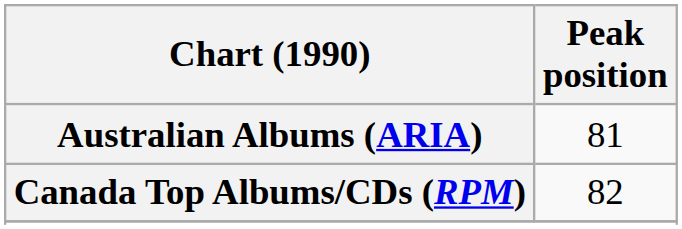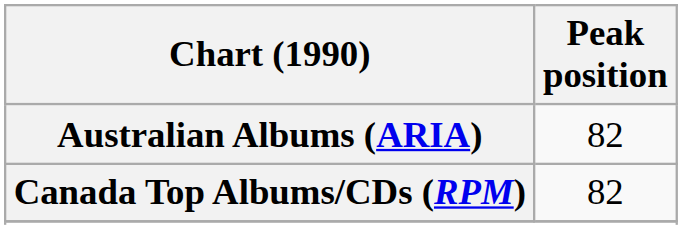(605, 133) 81 -> (605, 133) 82
